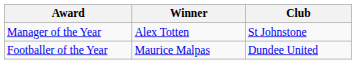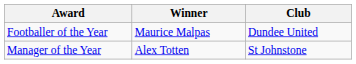rows swapped: (57, 50) <-> (54, 31)
